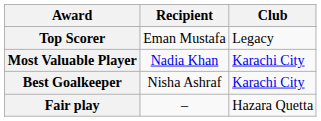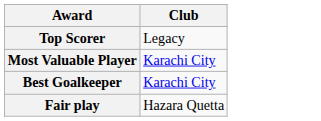- column: (184, 15)
